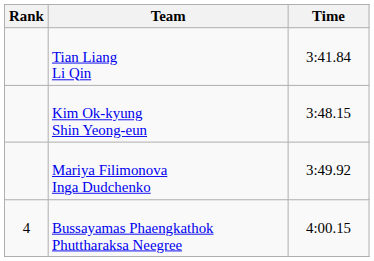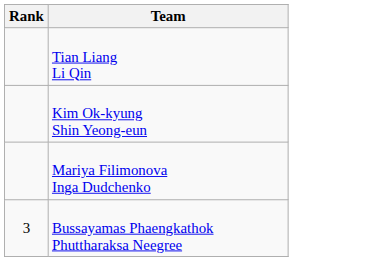- column: (329, 16)
(26, 227) 4 -> (26, 227) 3
